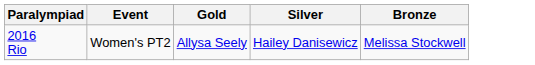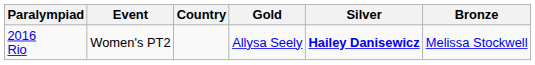+ column: (201, 15)
(305, 43) normal -> (364, 43) bold
